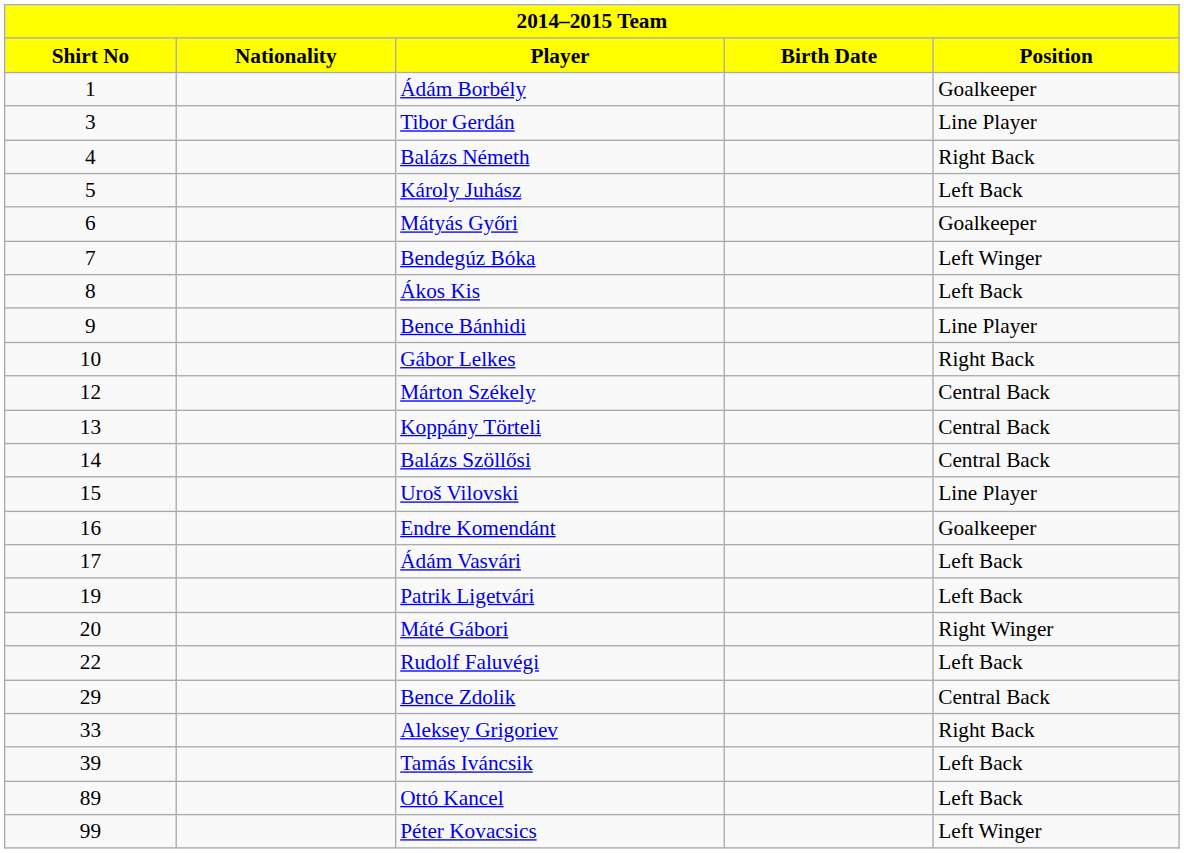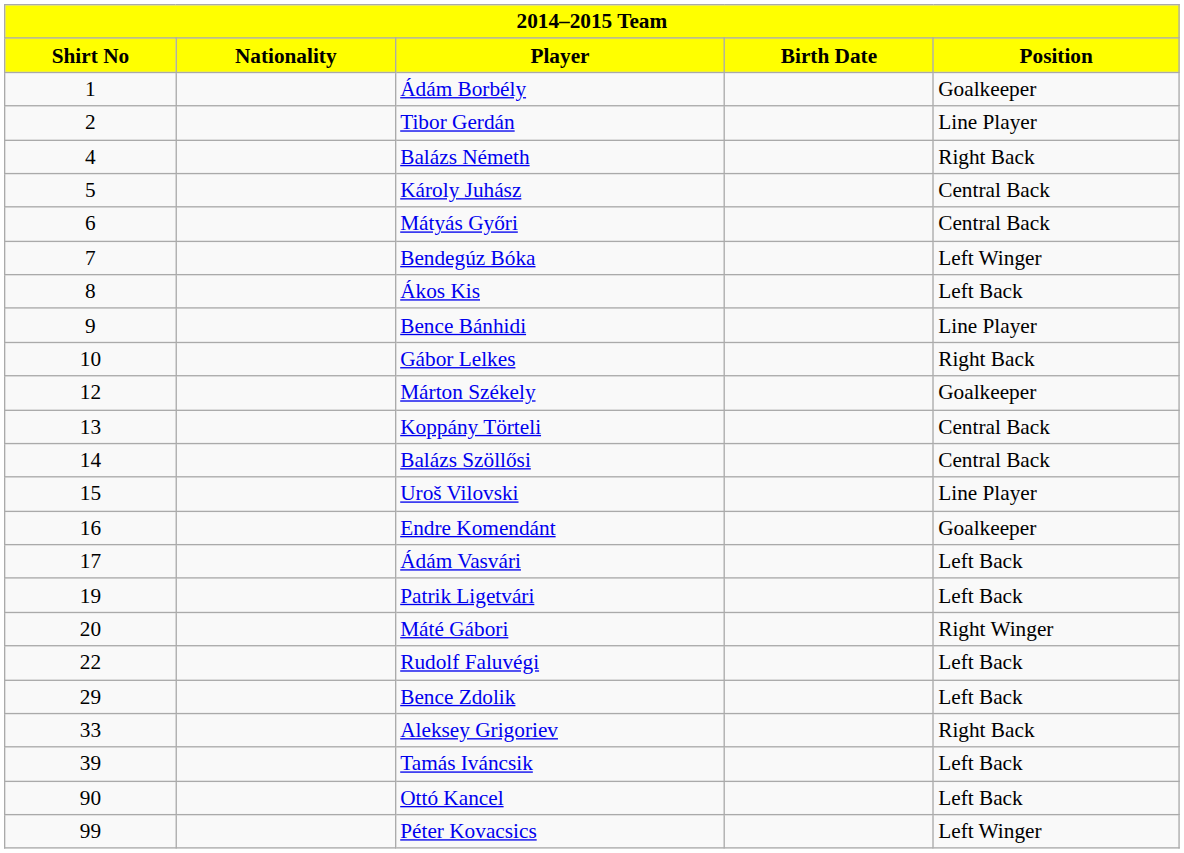(90, 122) 3 -> (90, 122) 2
(980, 190) Left Back -> (994, 190) Central Back
(987, 223) Goalkeeper -> (994, 223) Central Back
(994, 392) Central Back -> (987, 392) Goalkeeper
(994, 696) Central Back -> (980, 696) Left Back
(90, 797) 89 -> (90, 797) 90
